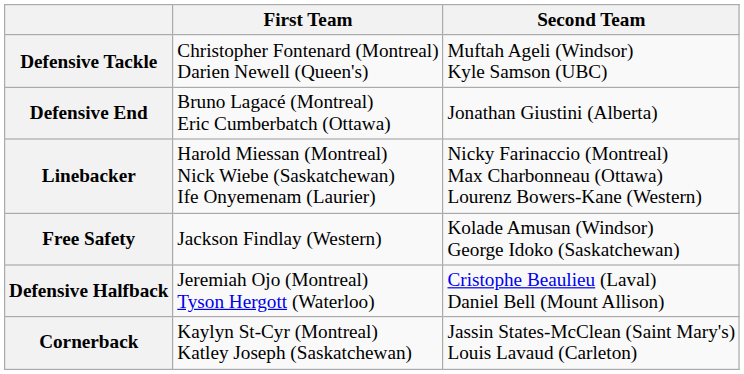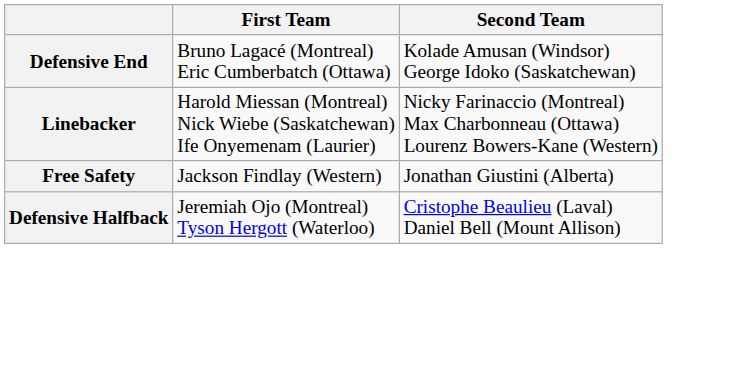- row: (89, 60)
(553, 113) Jonathan Giustini (Alberta) -> (520, 60) Kolade Amusan (Windsor) George Idoko (Saskatchewan)
(564, 238) Kolade Amusan (Windsor) George Idoko (Saskatchewan) -> (509, 175) Jonathan Giustini (Alberta)
- row: (89, 342)
